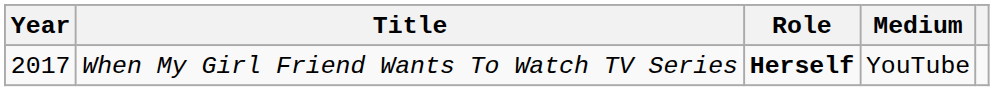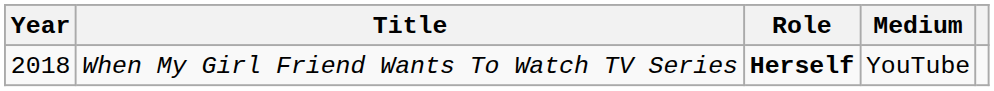(41, 66) 2017 -> (41, 66) 2018
